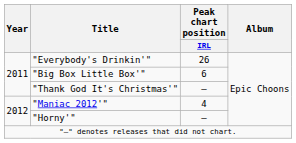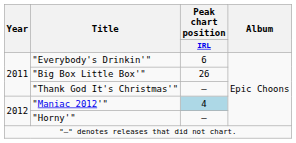(204, 60) 26 -> (204, 60) 6
(204, 74) 6 -> (204, 74) 26
(204, 104) no background -> (204, 104) lightblue background
